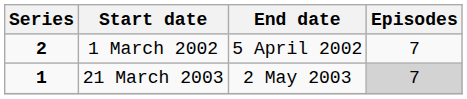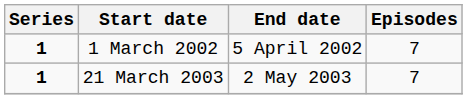(42, 49) 2 -> (42, 49) 1
(414, 78) lightgrey background -> (414, 78) no background
